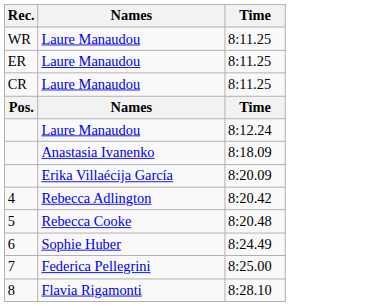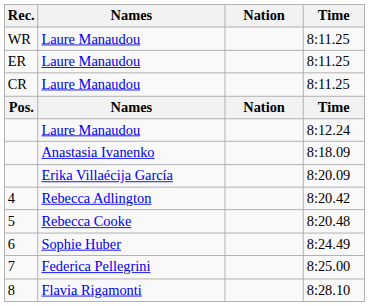+ column: (264, 15)
